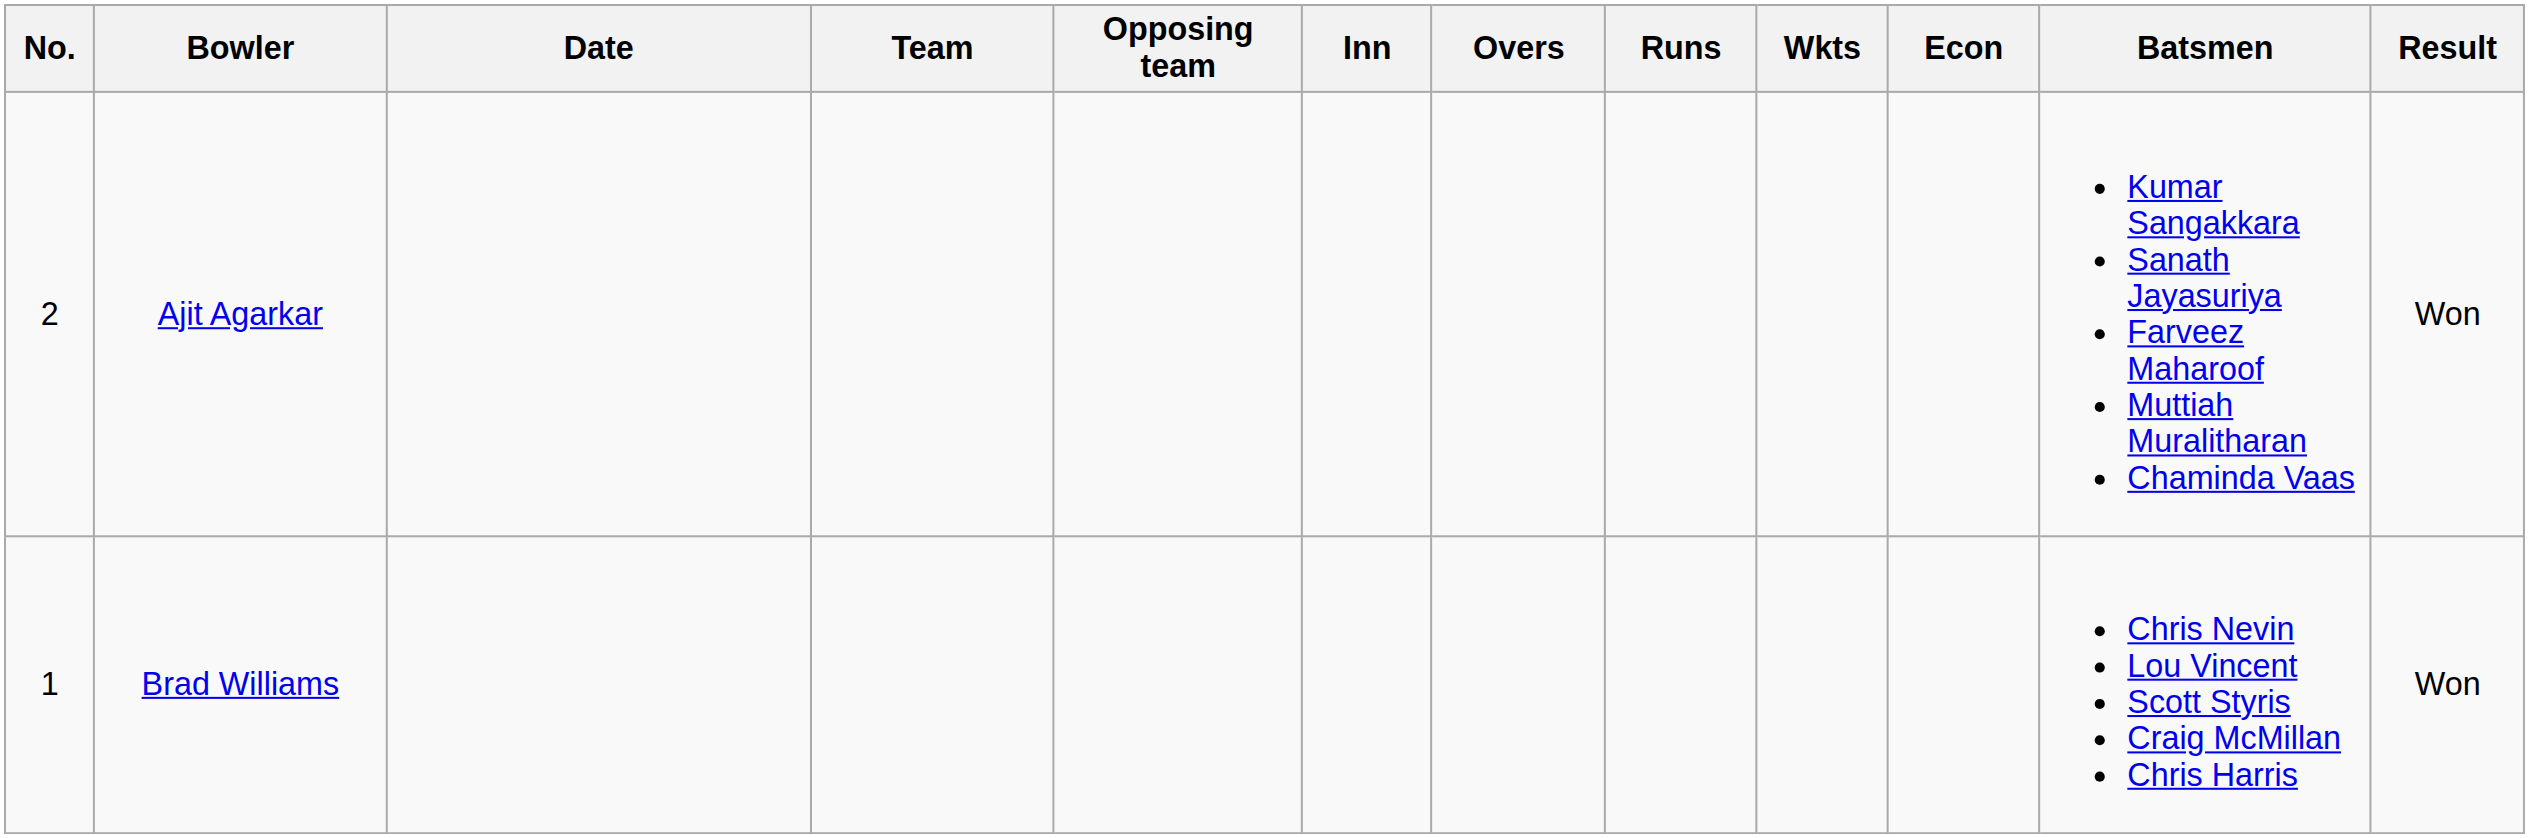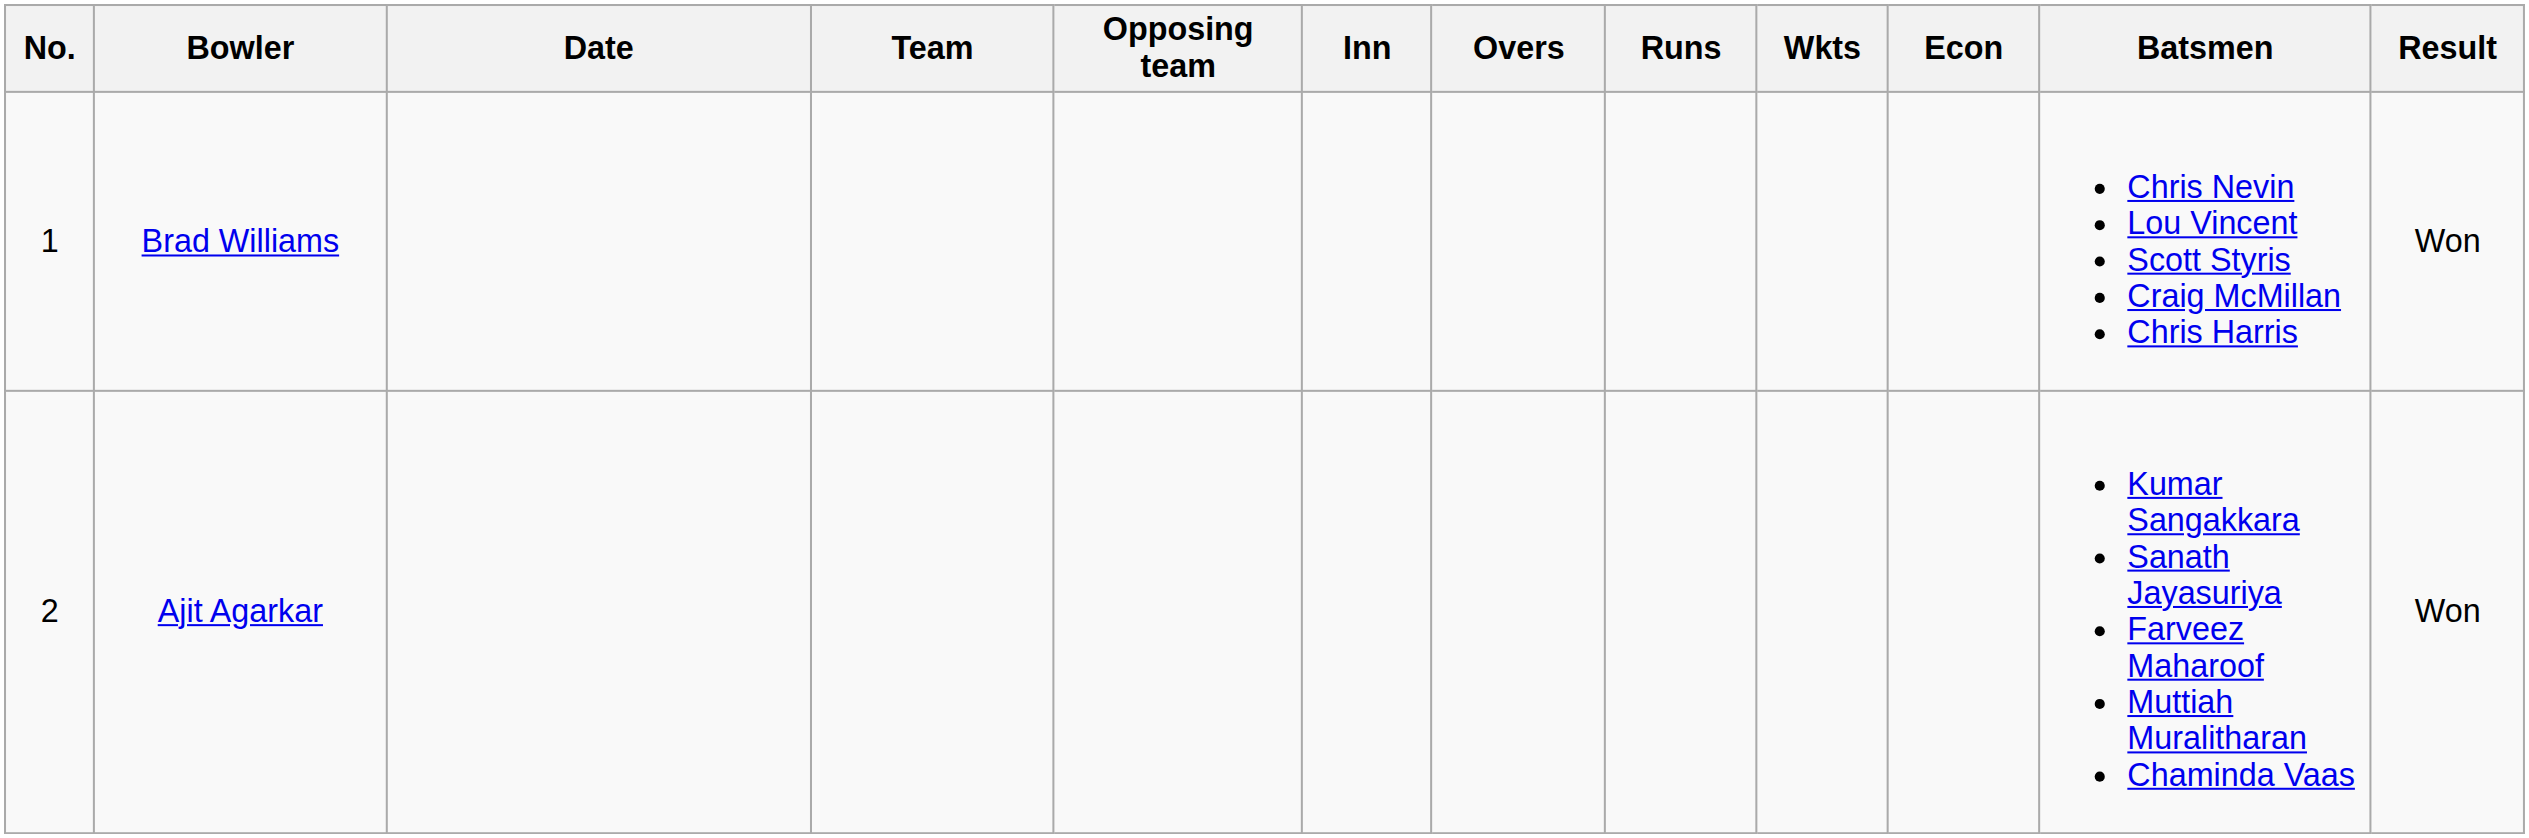rows swapped: (240, 684) <-> (240, 313)
